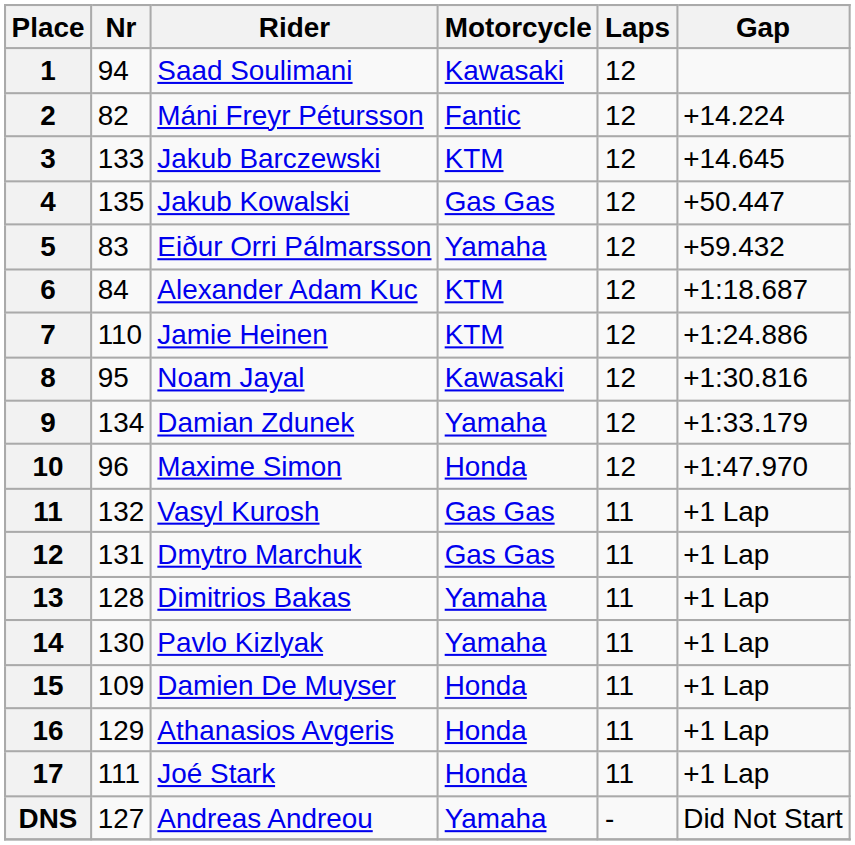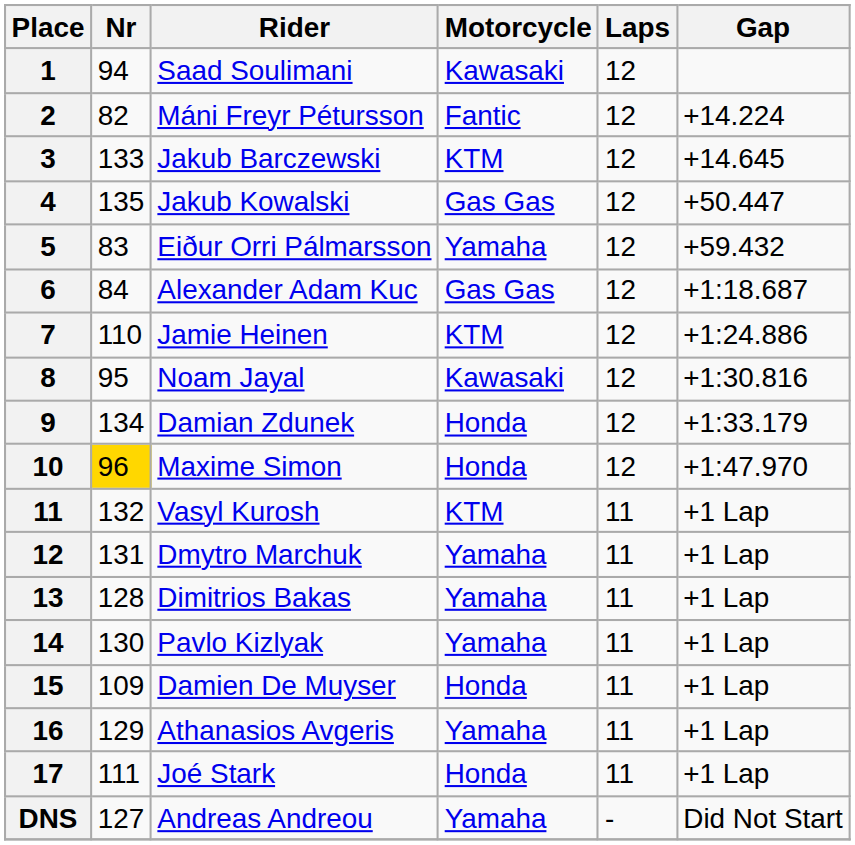(474, 290) KTM -> (500, 290) Gas Gas
(496, 422) Yamaha -> (486, 422) Honda
(113, 466) no background -> (113, 466) gold background
(500, 510) Gas Gas -> (474, 510) KTM
(500, 554) Gas Gas -> (496, 554) Yamaha
(486, 730) Honda -> (496, 730) Yamaha
